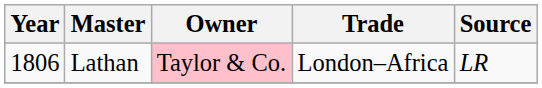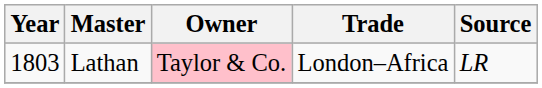(35, 62) 1806 -> (35, 62) 1803
